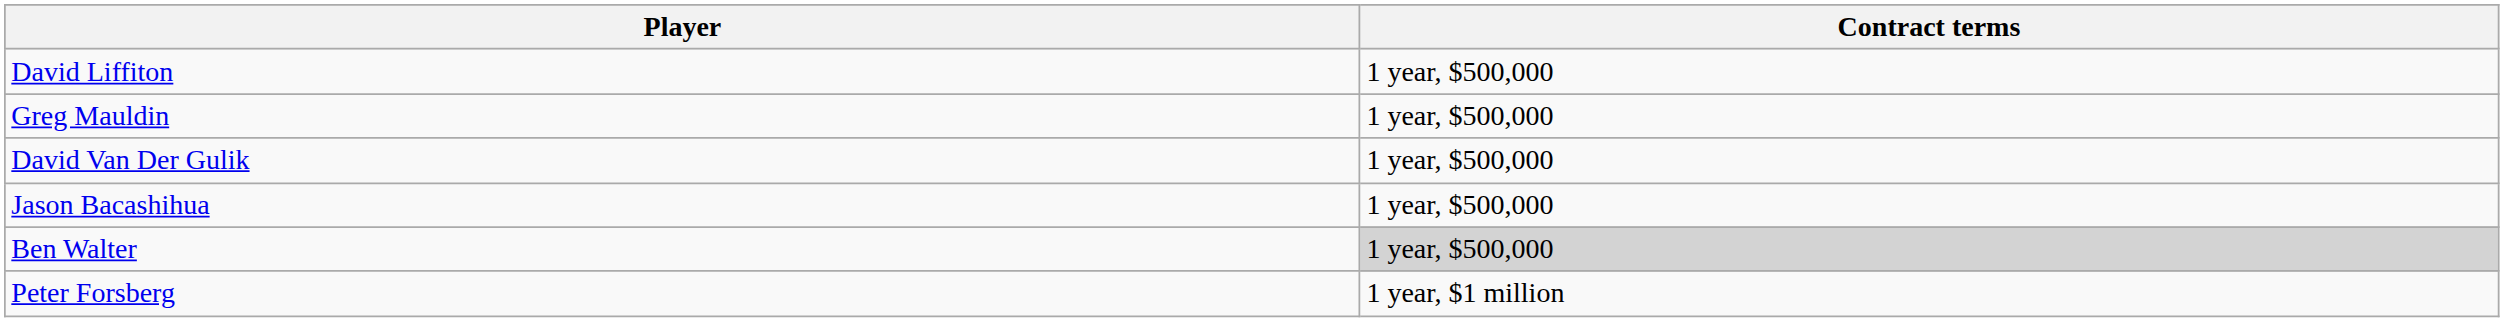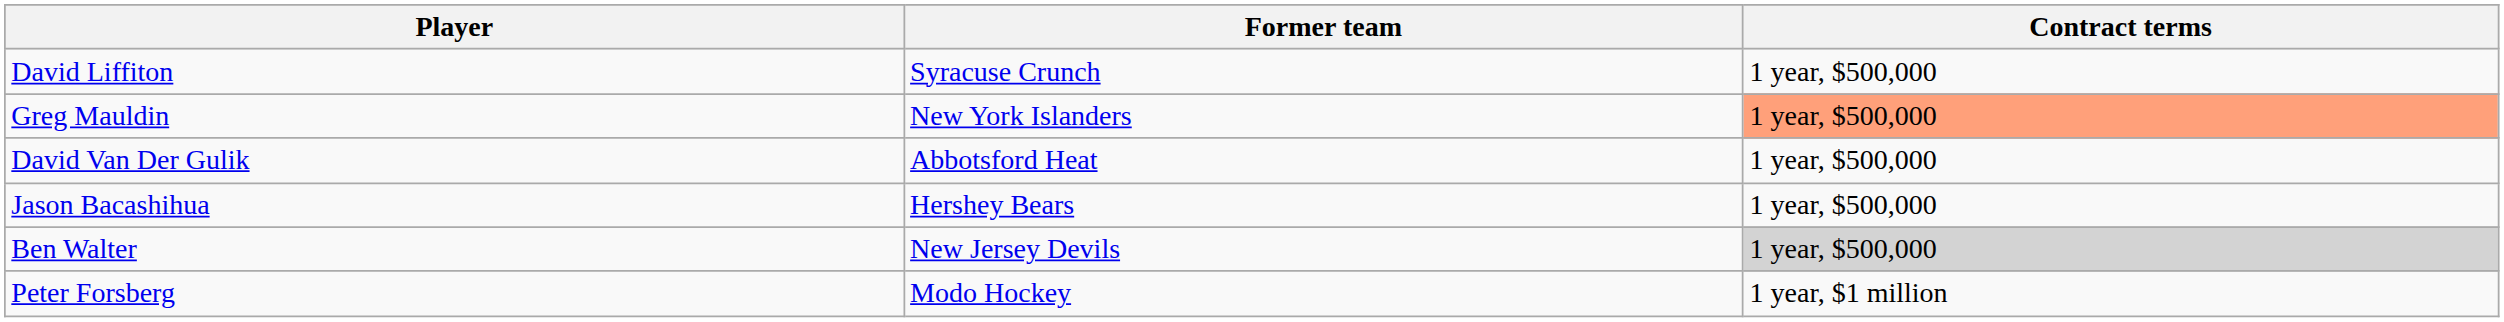+ column: (1323, 26)
(1460, 115) no background -> (1843, 115) lightsalmon background
